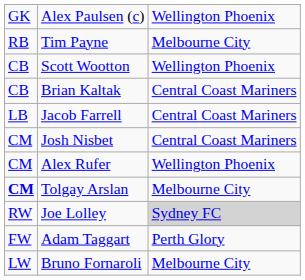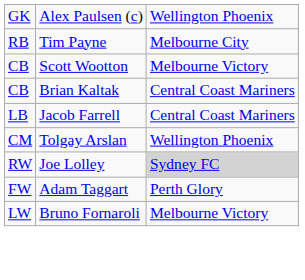(213, 66) Wellington Phoenix -> (209, 66) Melbourne Victory
- row: (77, 139)
- row: (76, 164)
(21, 189) bold -> (20, 139) normal
(201, 189) Melbourne City -> (212, 139) Wellington Phoenix
(201, 262) Melbourne City -> (209, 213) Melbourne Victory
